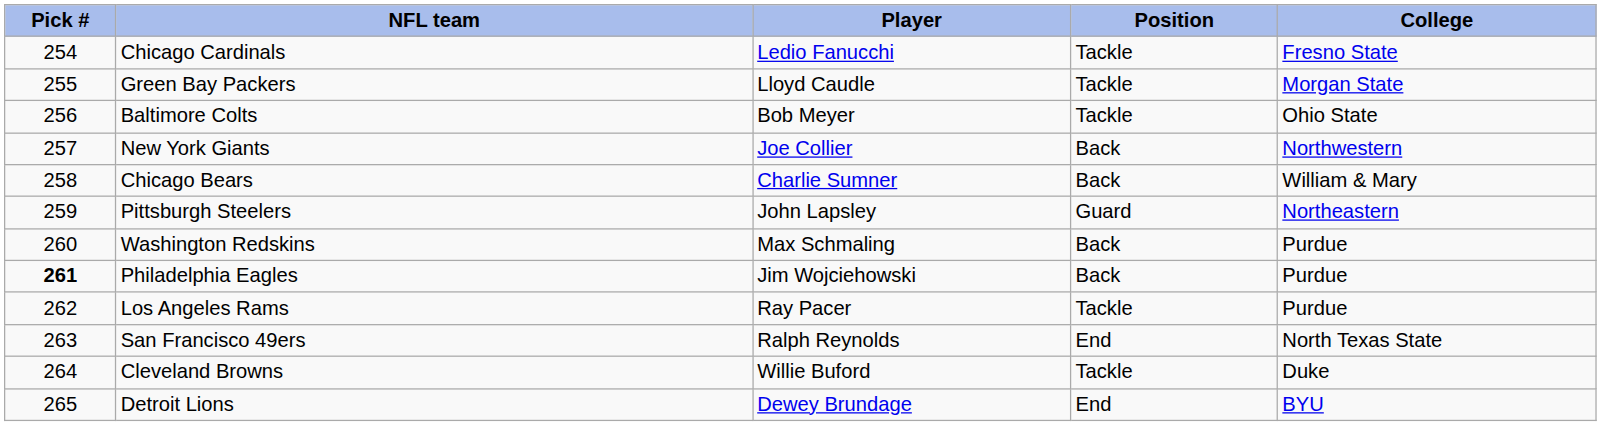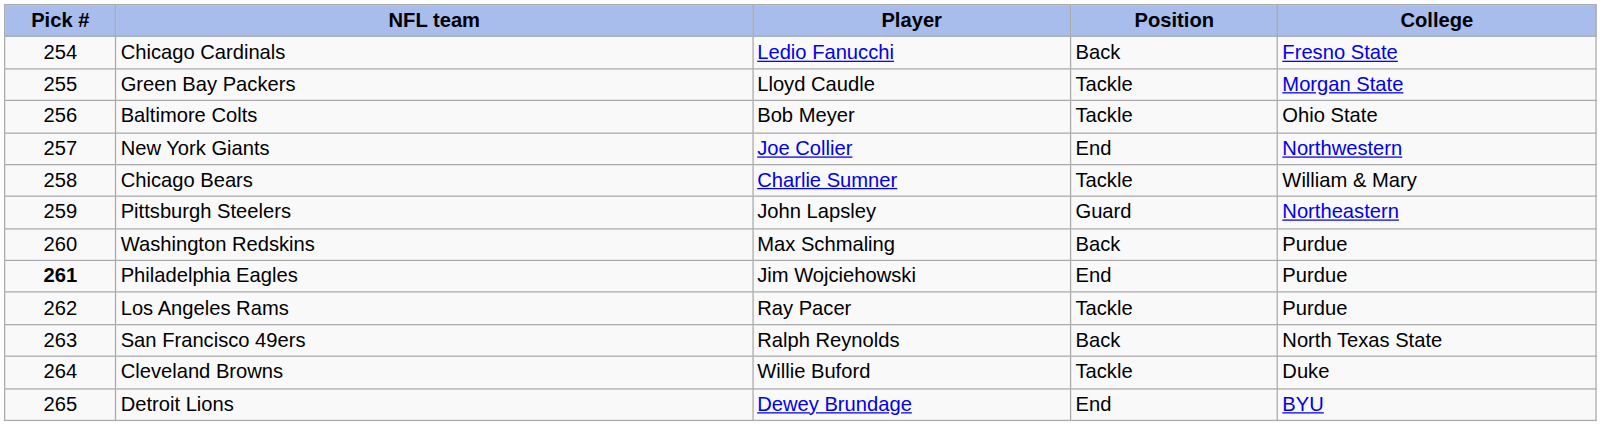(1104, 52) Tackle -> (1098, 52) Back
(1098, 148) Back -> (1093, 148) End
(1098, 180) Back -> (1104, 180) Tackle
(1098, 276) Back -> (1093, 276) End
(1093, 340) End -> (1098, 340) Back
